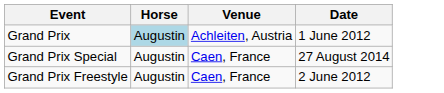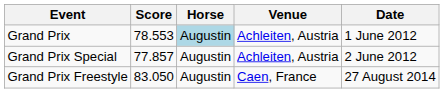+ column: (154, 14)
(231, 56) Caen, France -> (288, 56) Achleiten, Austria
(344, 56) 27 August 2014 -> (381, 56) 2 June 2012
(334, 77) 2 June 2012 -> (390, 77) 27 August 2014
